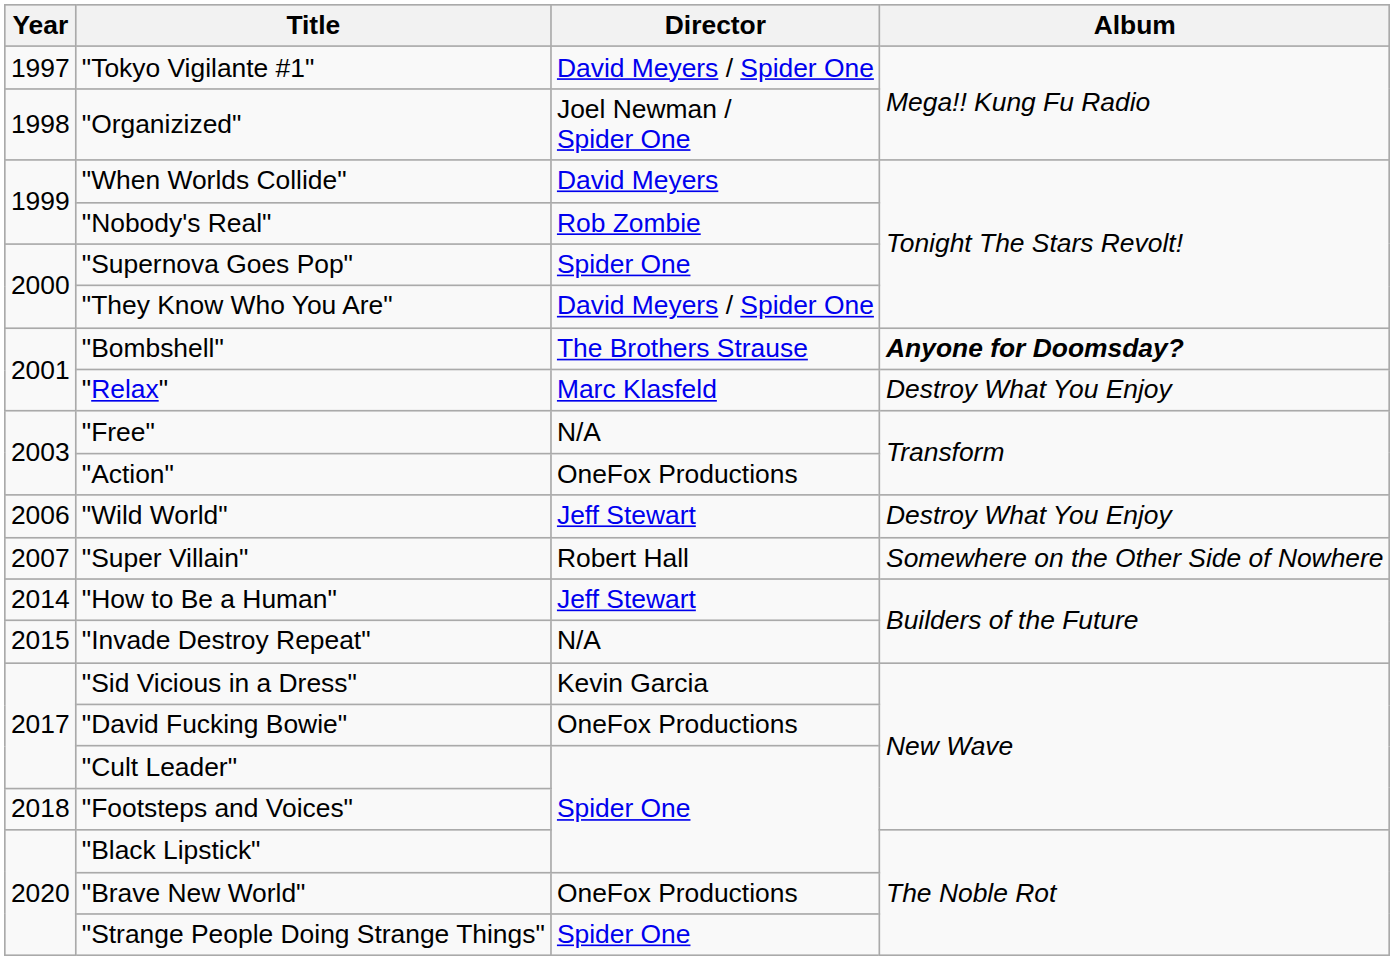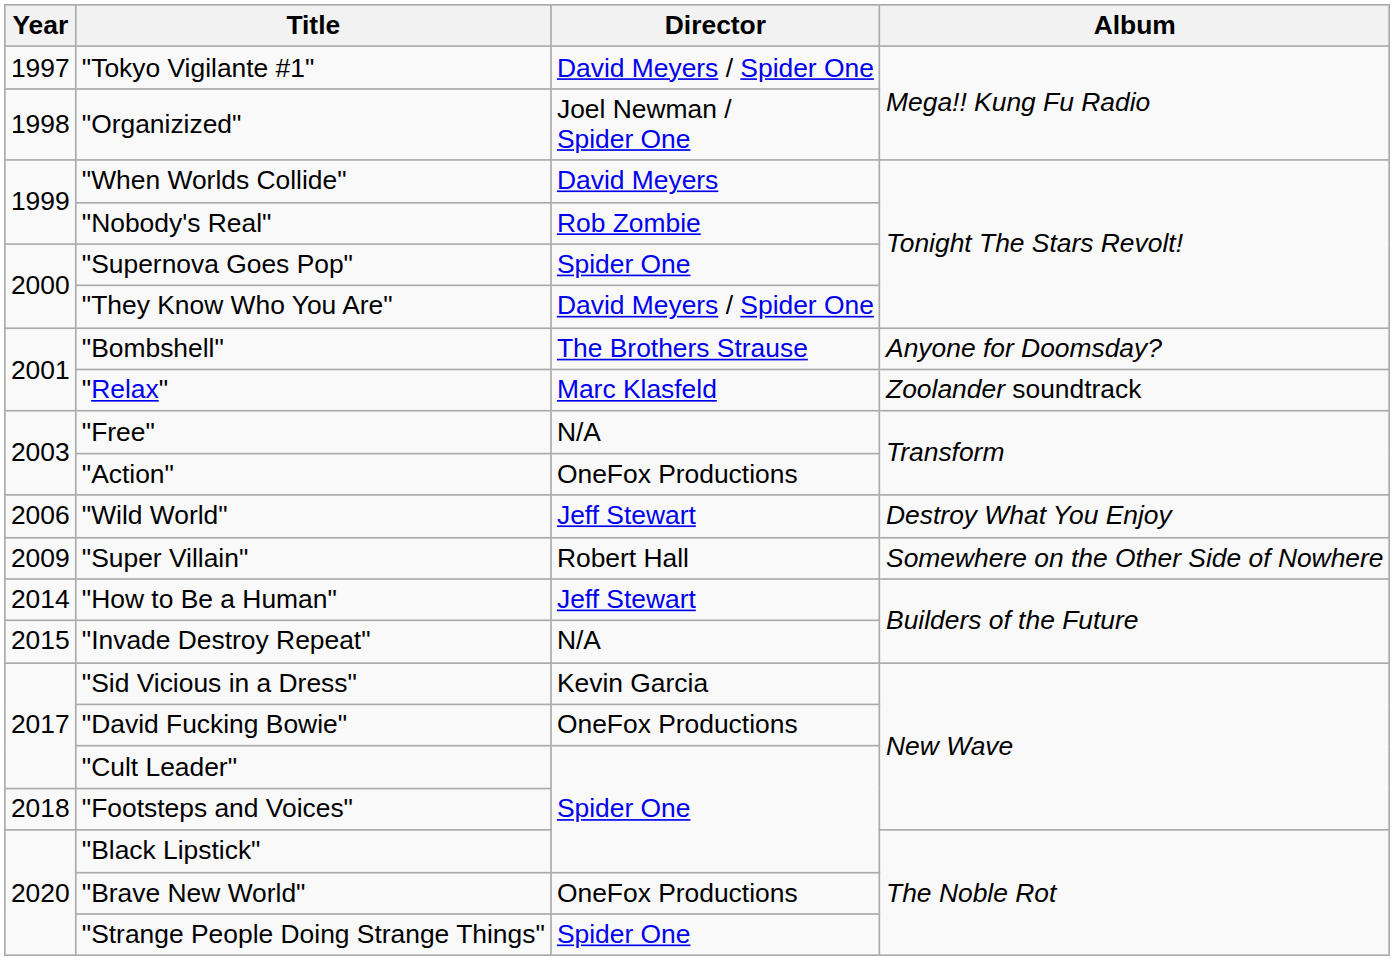(1035, 348) bold -> (1024, 348) normal
(1029, 390) Destroy What You Enjoy -> (1014, 390) Zoolander soundtrack
(40, 557) 2007 -> (40, 557) 2009
